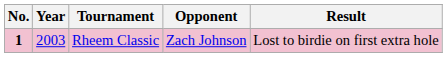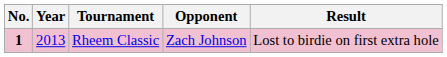(51, 40) 2003 -> (51, 40) 2013
